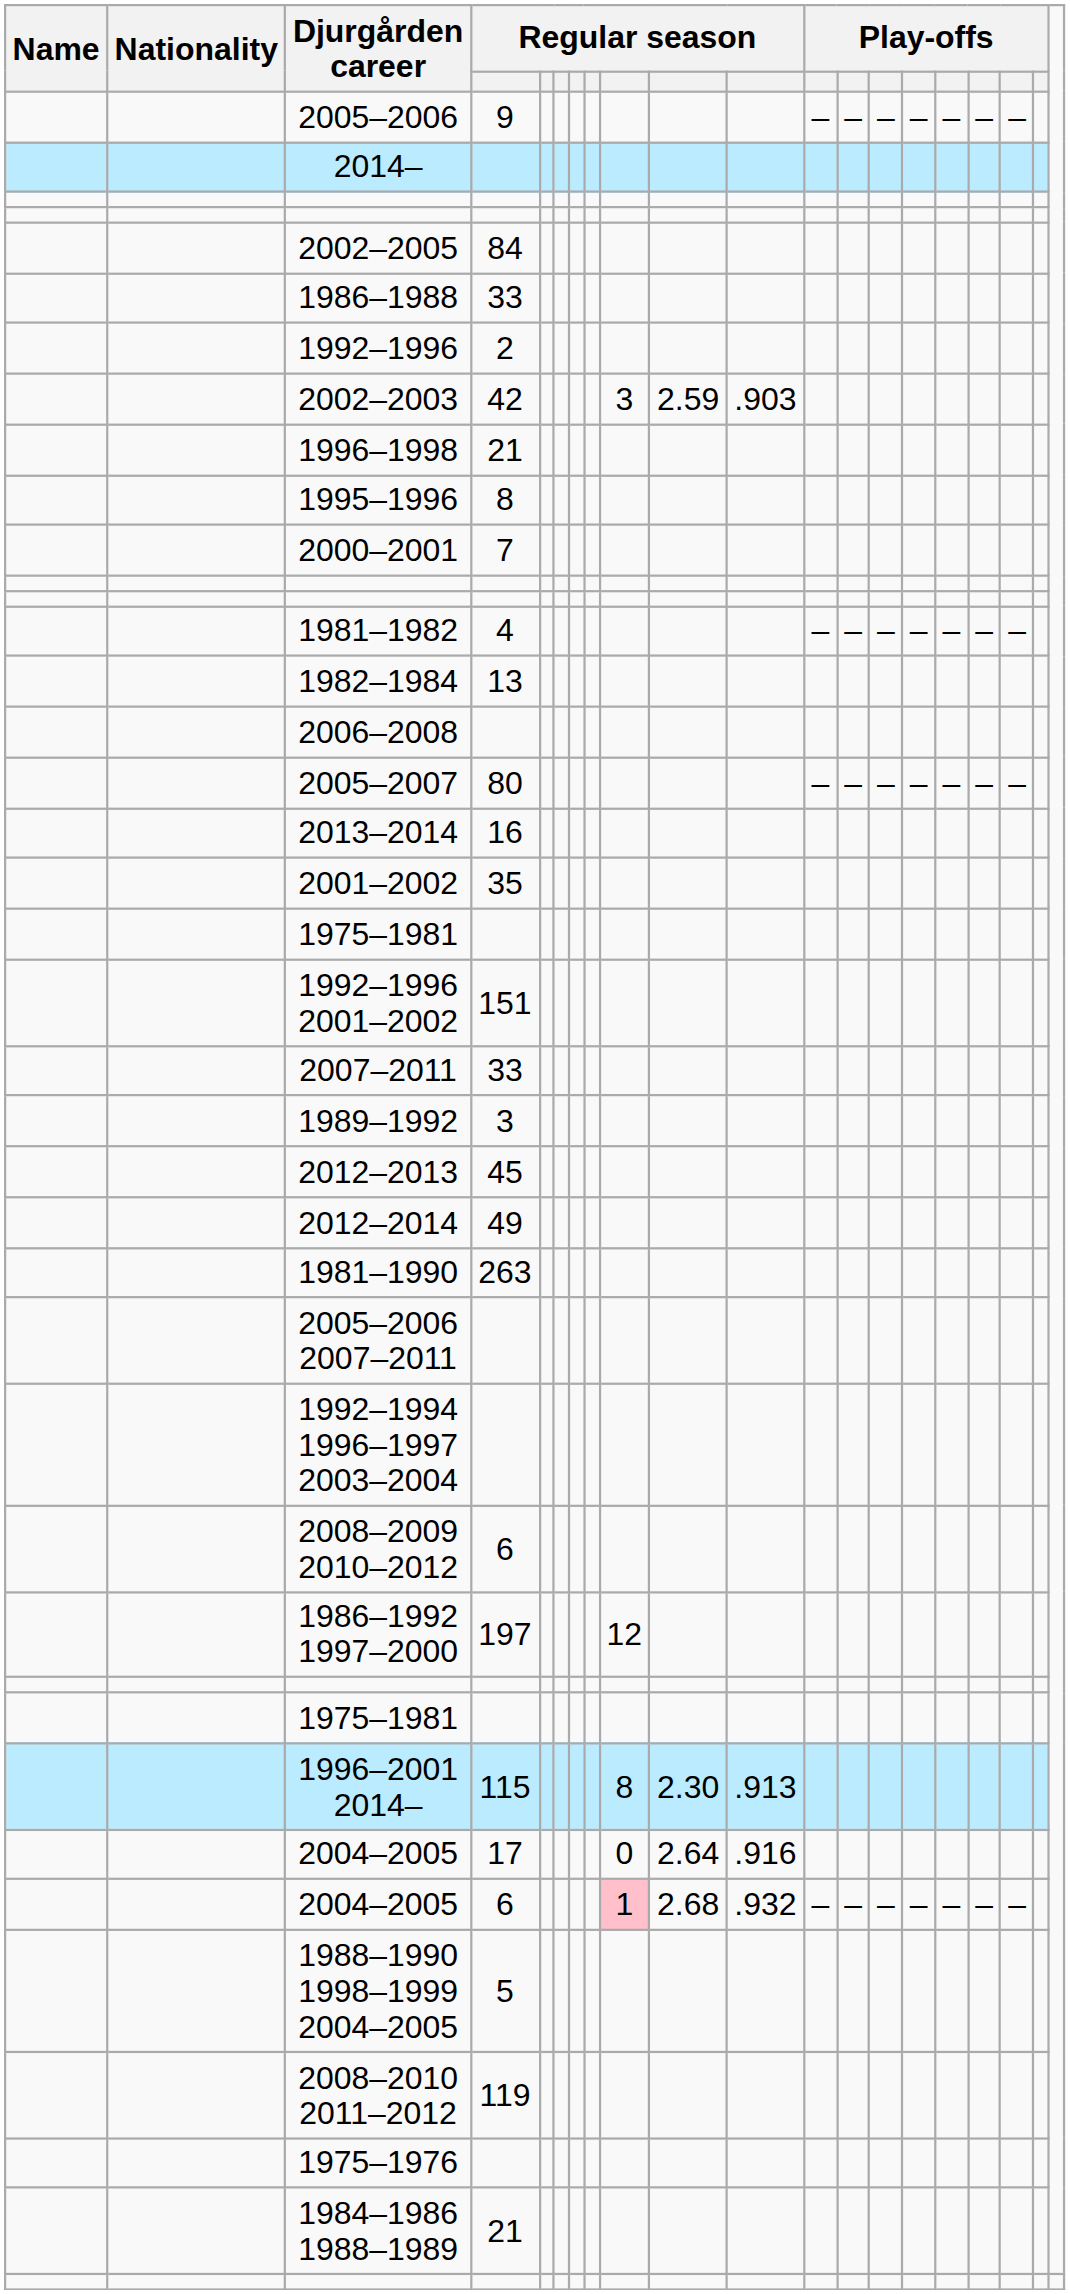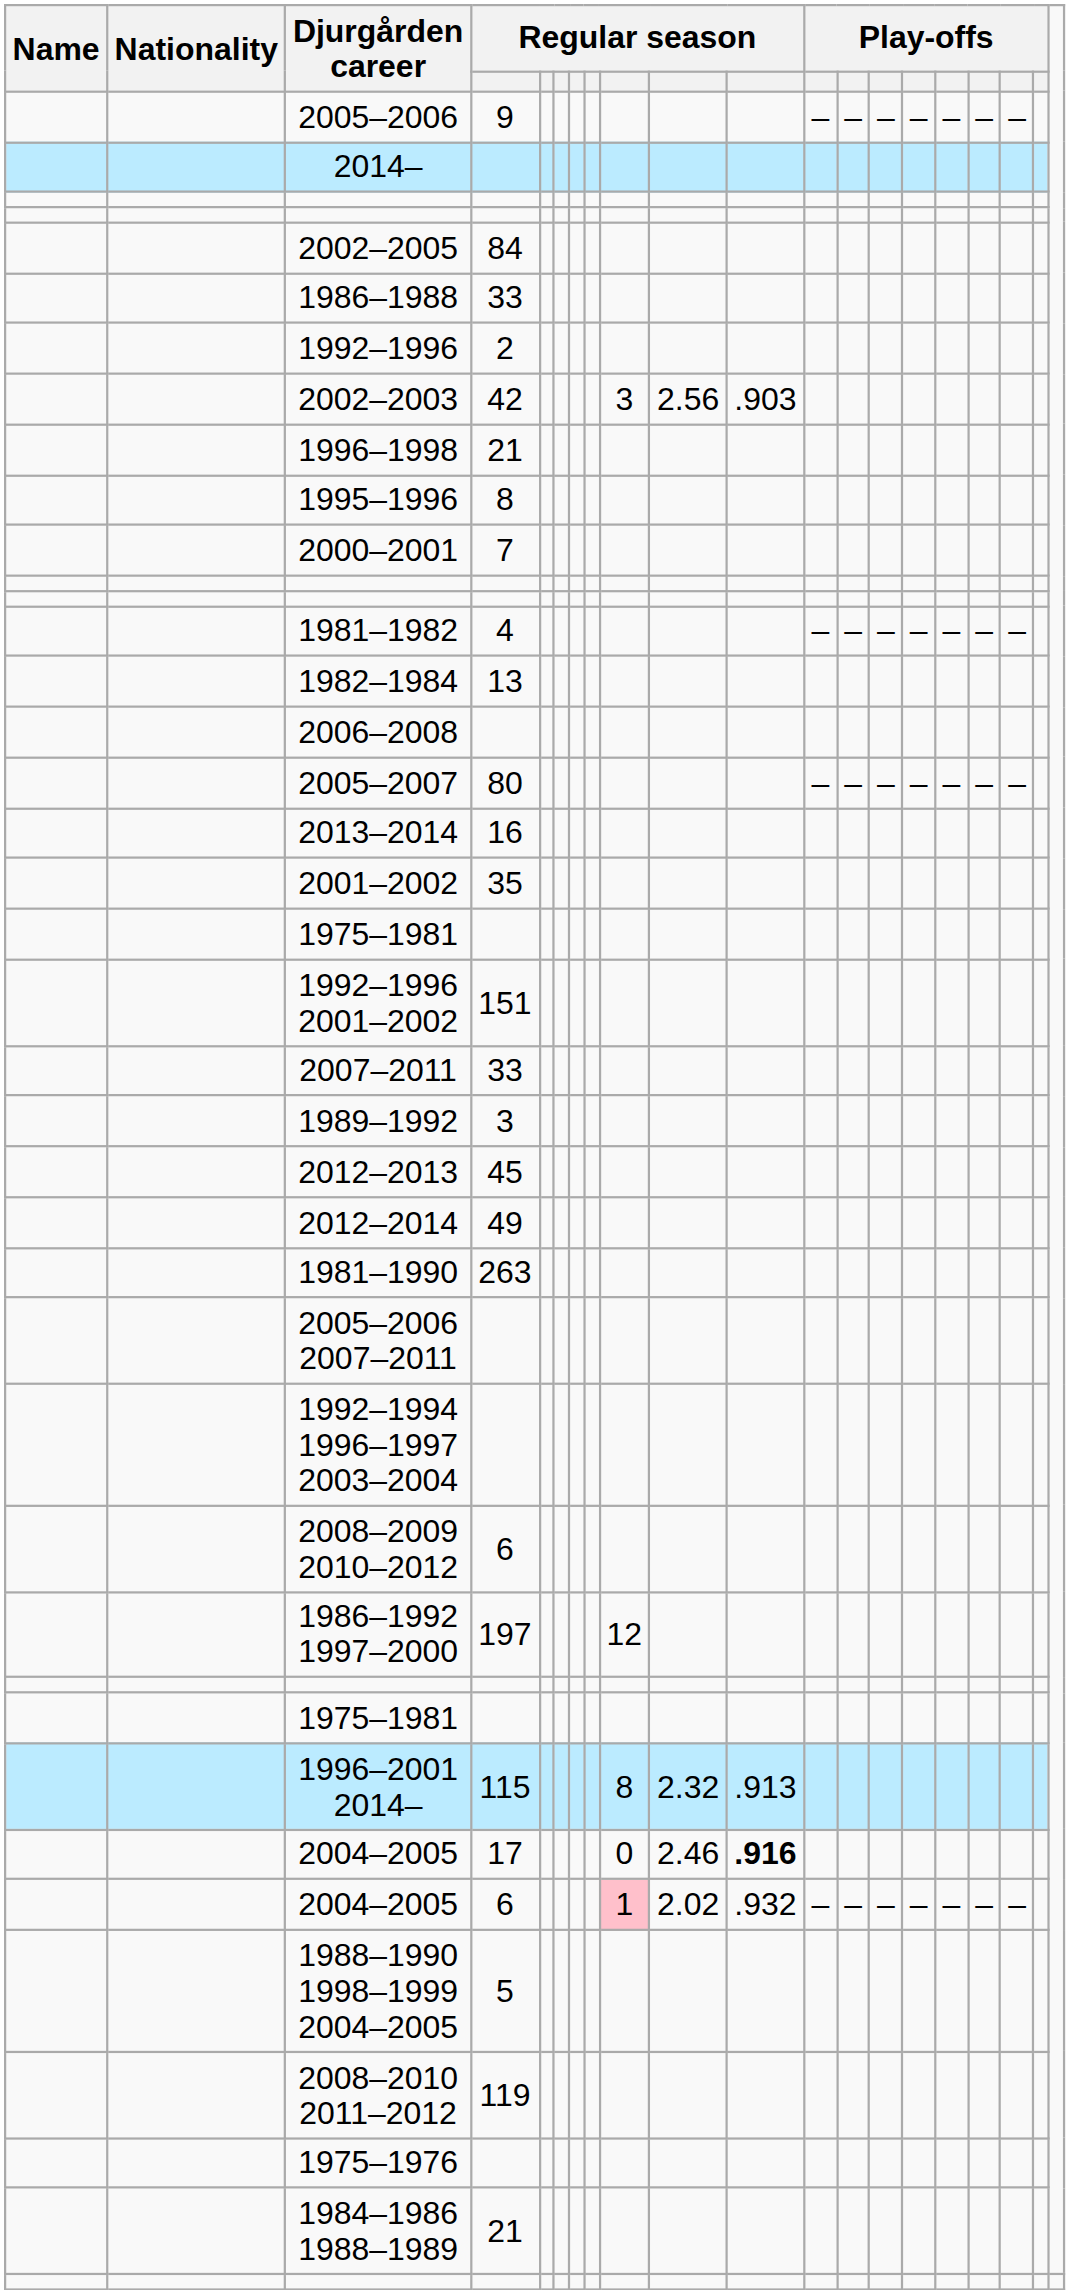(688, 399) 2.59 -> (688, 399) 2.56
(688, 1786) 2.30 -> (688, 1786) 2.32
(688, 1854) 2.64 -> (688, 1854) 2.46
(765, 1854) normal -> (765, 1854) bold
(688, 1905) 2.68 -> (688, 1905) 2.02
